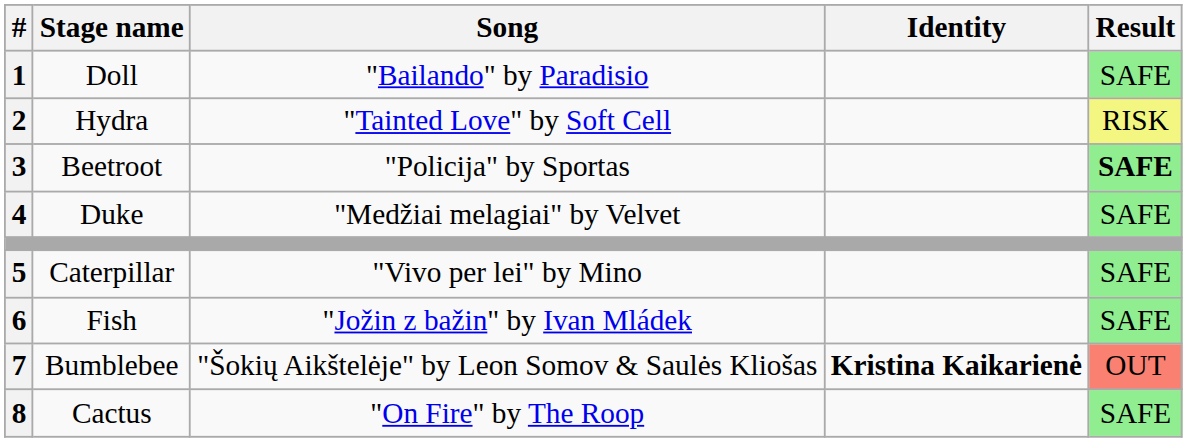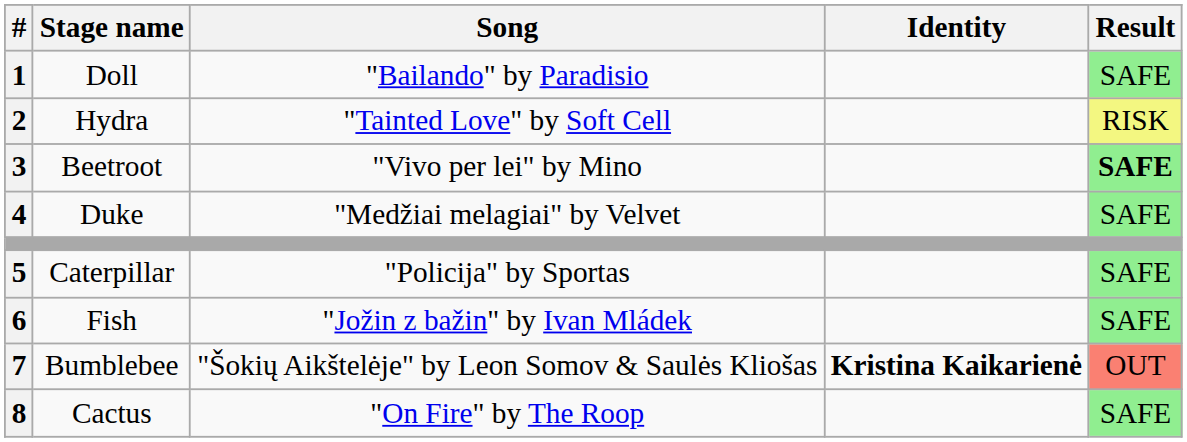(507, 167) "Policija" by Sportas -> (507, 167) "Vivo per lei" by Mino
(507, 273) "Vivo per lei" by Mino -> (507, 273) "Policija" by Sportas
